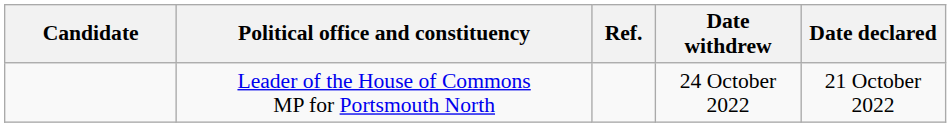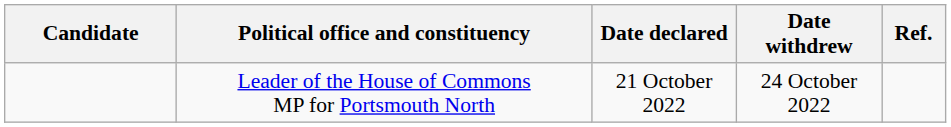columns swapped: (873, 33) <-> (624, 33)
